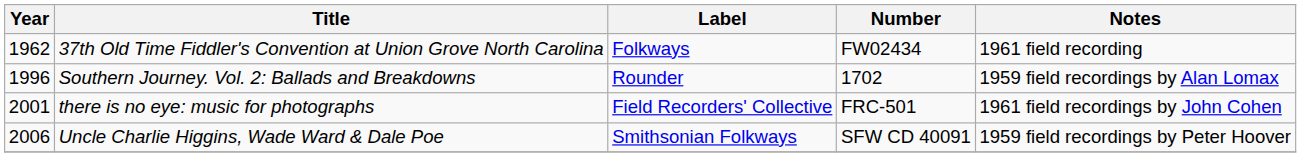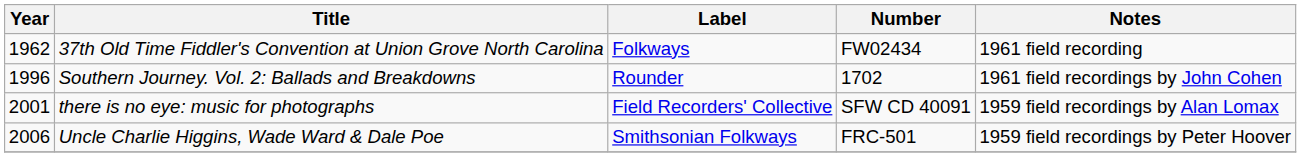(1129, 78) 1959 field recordings by Alan Lomax -> (1131, 78) 1961 field recordings by John Cohen
(879, 107) FRC-501 -> (906, 107) SFW CD 40091
(1131, 107) 1961 field recordings by John Cohen -> (1129, 107) 1959 field recordings by Alan Lomax
(906, 136) SFW CD 40091 -> (879, 136) FRC-501
